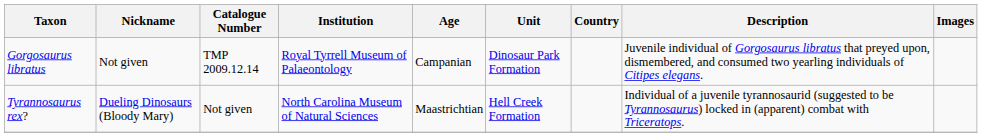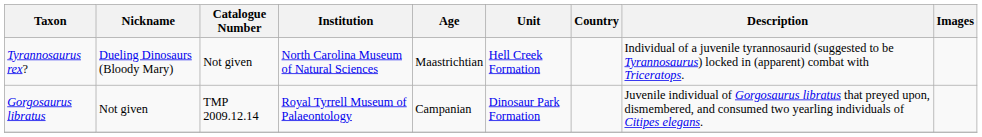rows swapped: (40, 61) <-> (44, 108)
